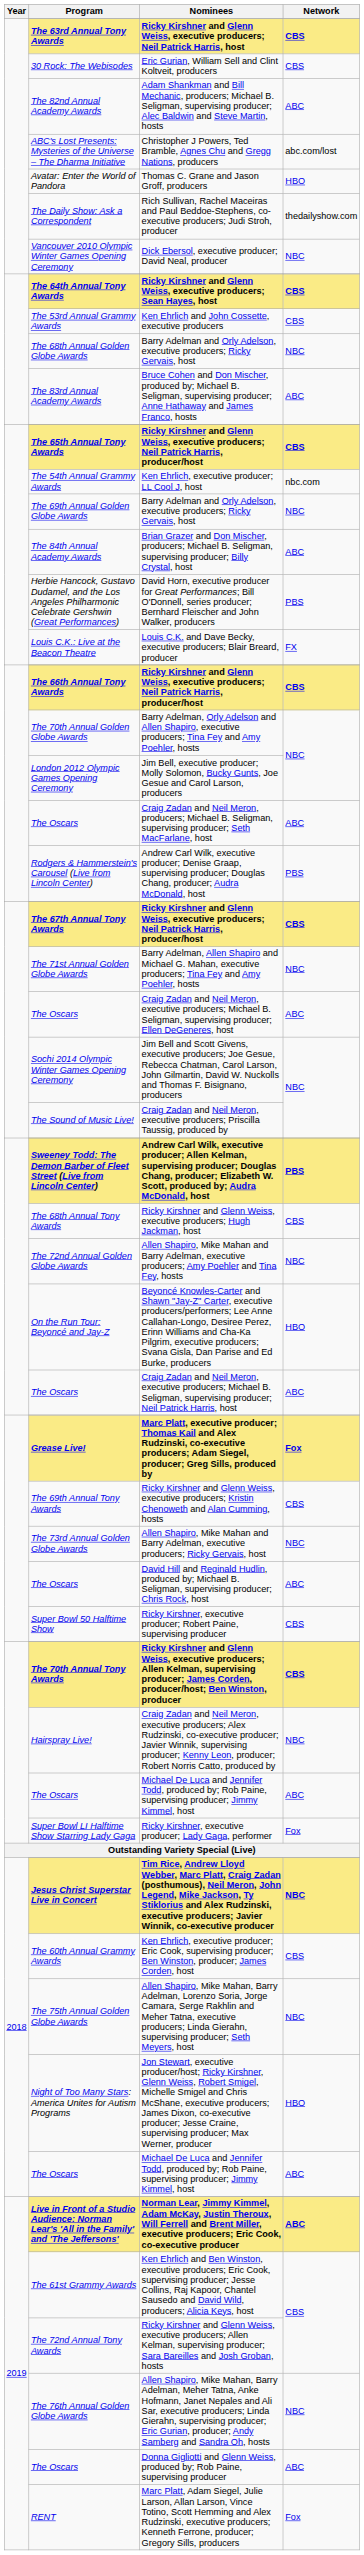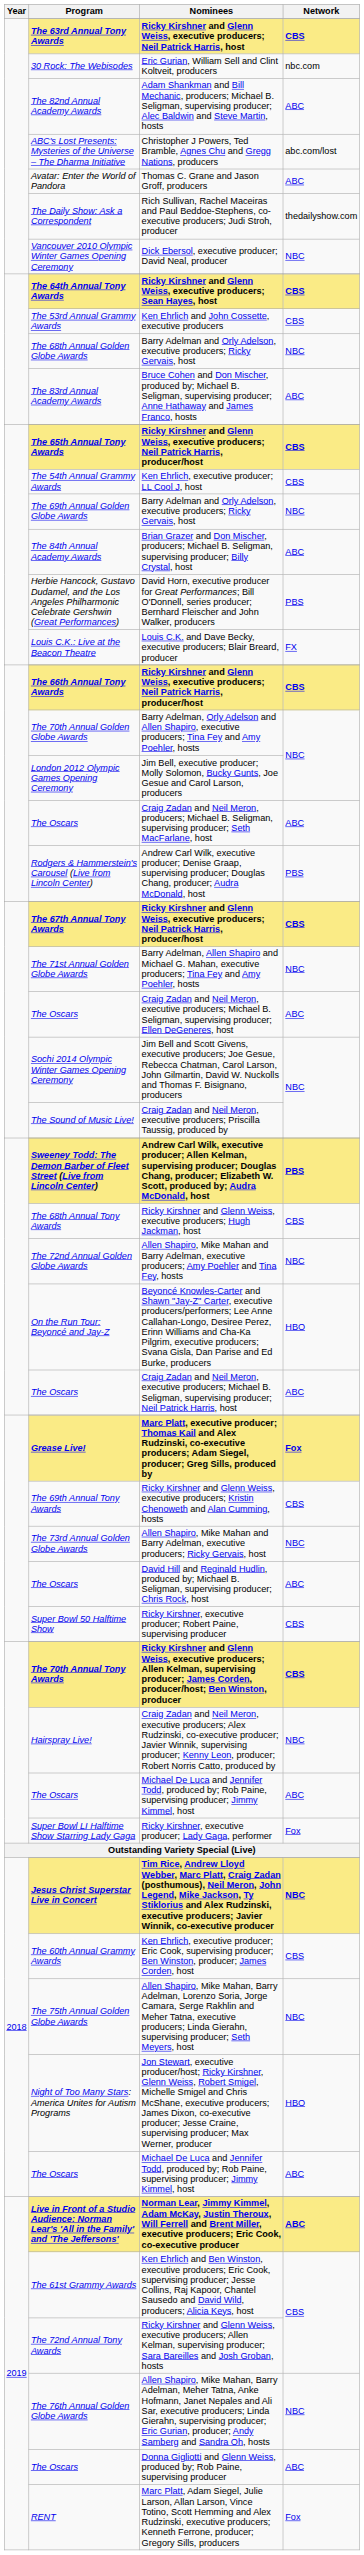(295, 66) CBS -> (303, 66) nbc.com
(295, 181) HBO -> (295, 181) ABC
(303, 481) nbc.com -> (295, 481) CBS
